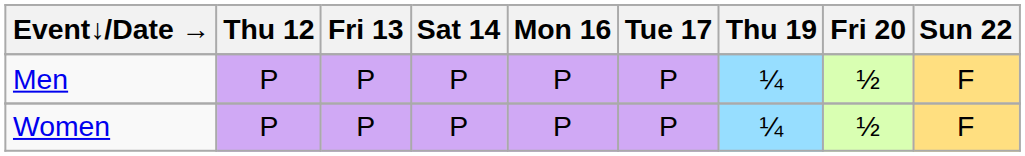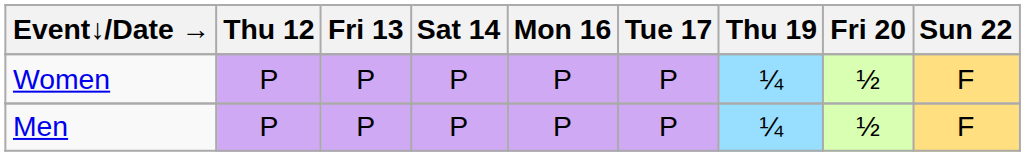rows swapped: (41, 78) <-> (62, 127)
